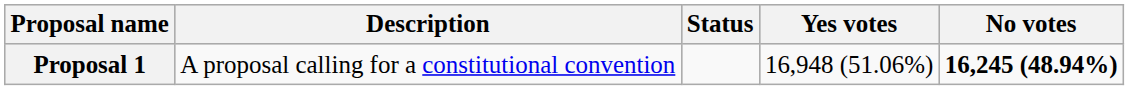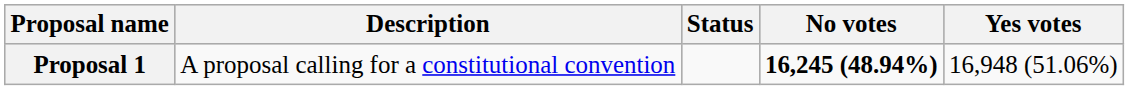columns swapped: (849, 24) <-> (1031, 24)
